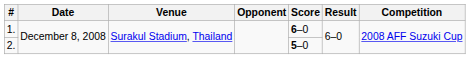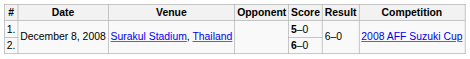(300, 29) 6–0 -> (300, 29) 5–0
(300, 45) 5–0 -> (300, 45) 6–0
